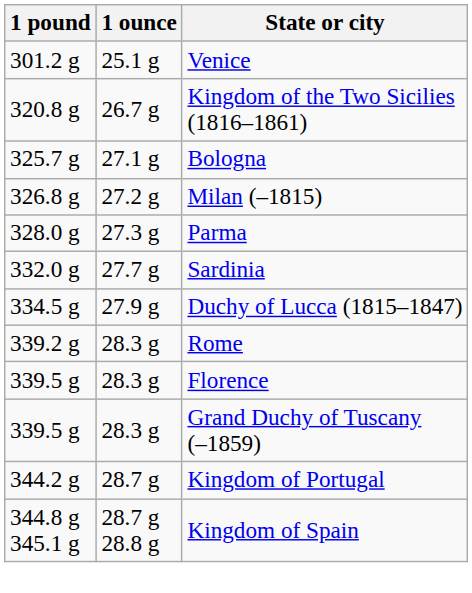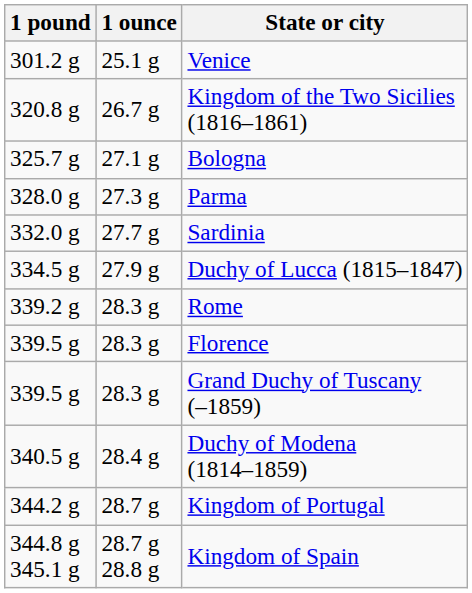- row: (255, 196)
+ row: (272, 456)
